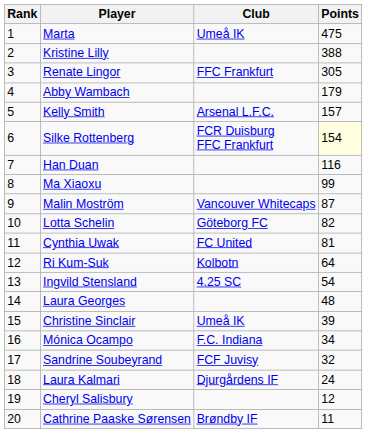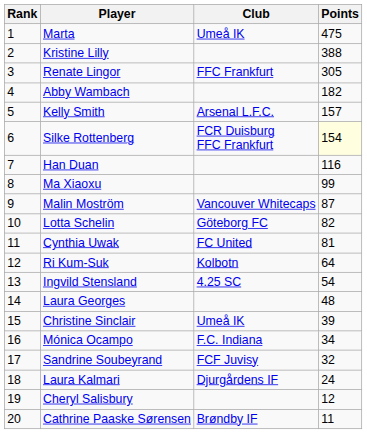(332, 92) 179 -> (332, 92) 182
